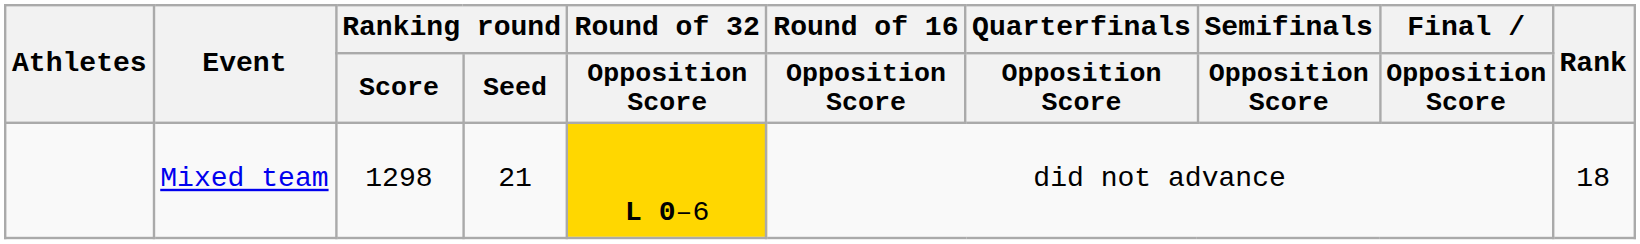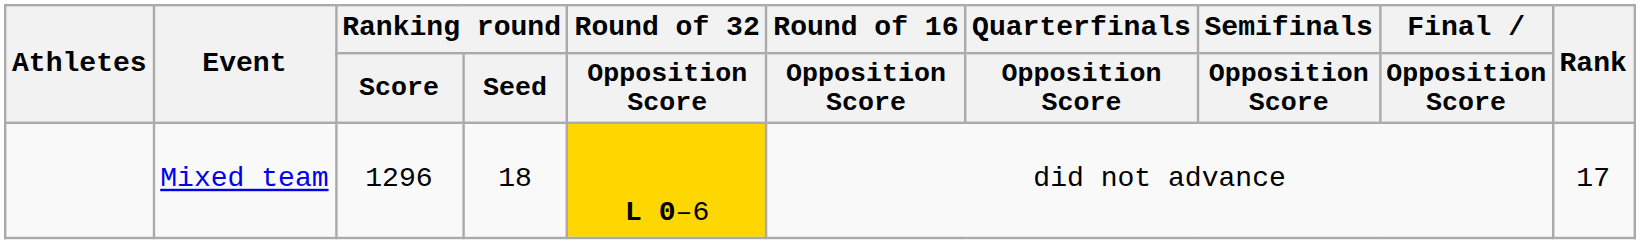(399, 180) 1298 -> (399, 180) 1296
(515, 180) 21 -> (515, 180) 18
(1593, 180) 18 -> (1593, 180) 17
